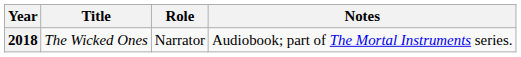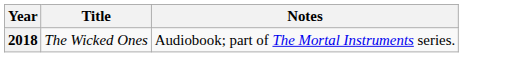- column: (180, 16)
